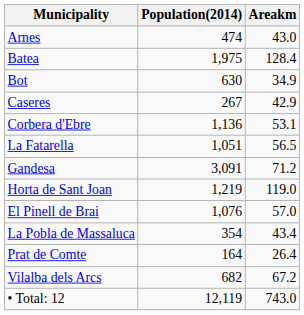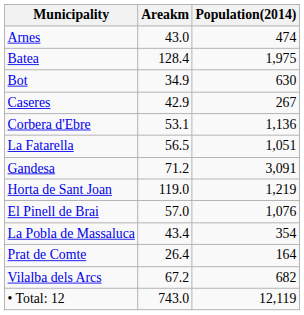columns swapped: (192, 15) <-> (272, 15)
